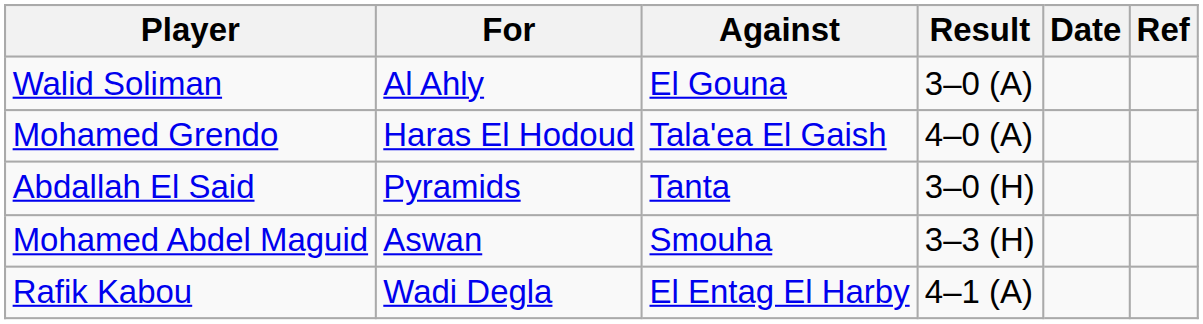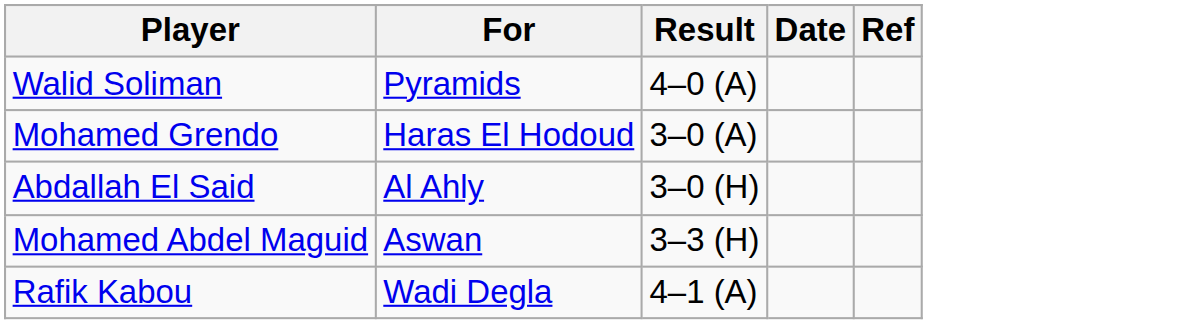- column: (780, 30)
(434, 82) Al Ahly -> (452, 82) Pyramids
(979, 82) 3–0 (A) -> (704, 82) 4–0 (A)
(979, 135) 4–0 (A) -> (704, 135) 3–0 (A)
(452, 187) Pyramids -> (434, 187) Al Ahly
